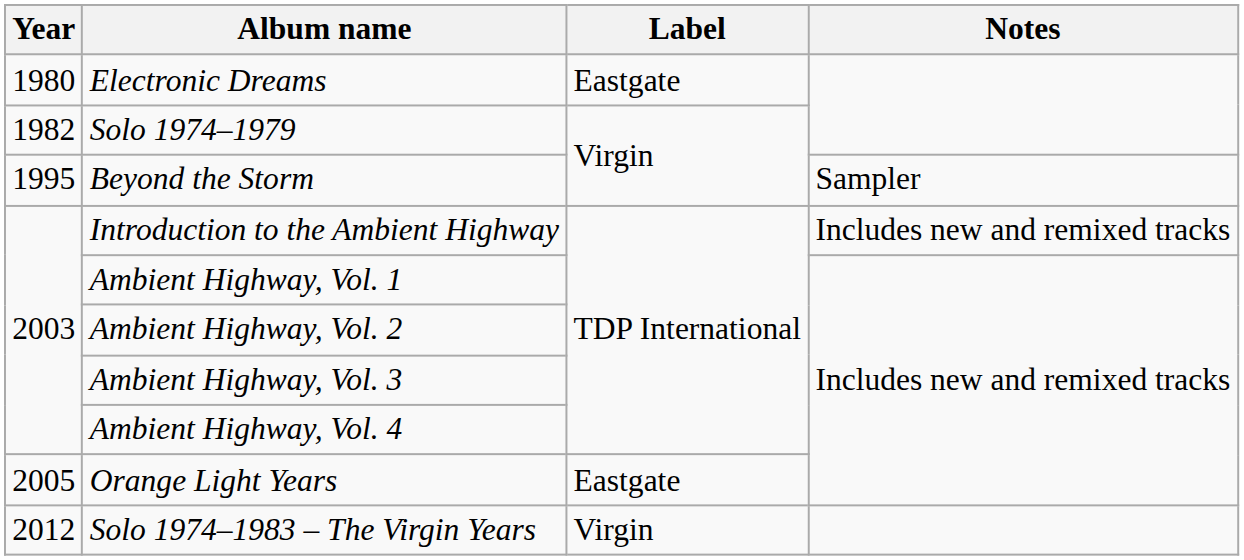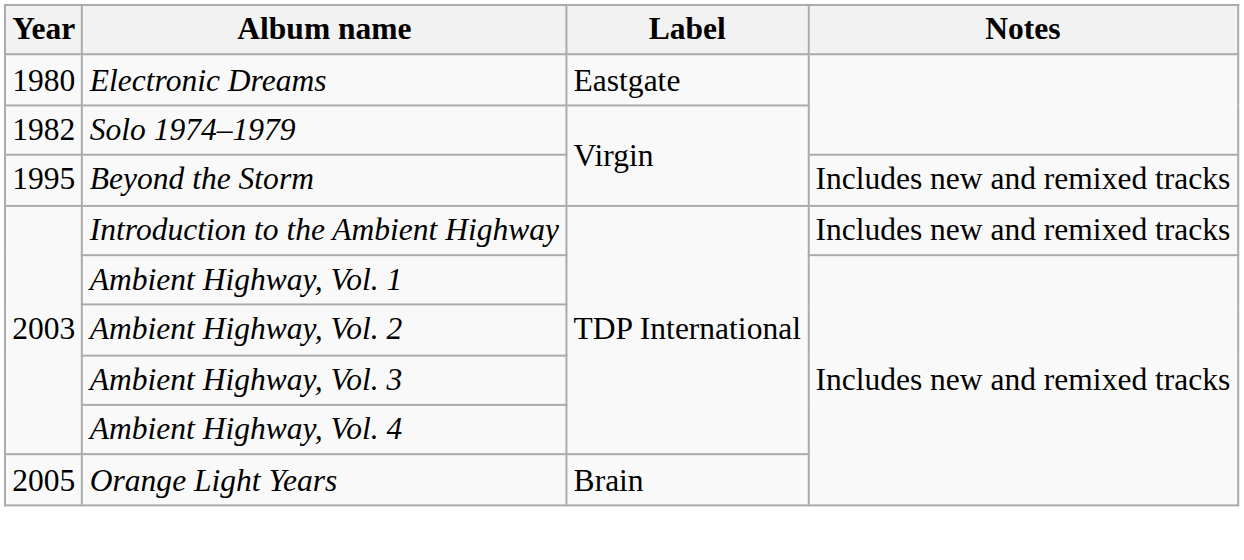(868, 179) Sampler -> (1023, 179) Includes new and remixed tracks
(627, 479) Eastgate -> (609, 479) Brain
- row: (313, 529)
